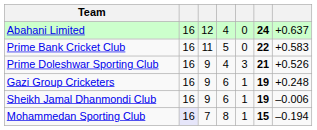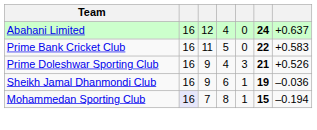- row: (61, 82)
(292, 99) –0.006 -> (292, 82) –0.036
